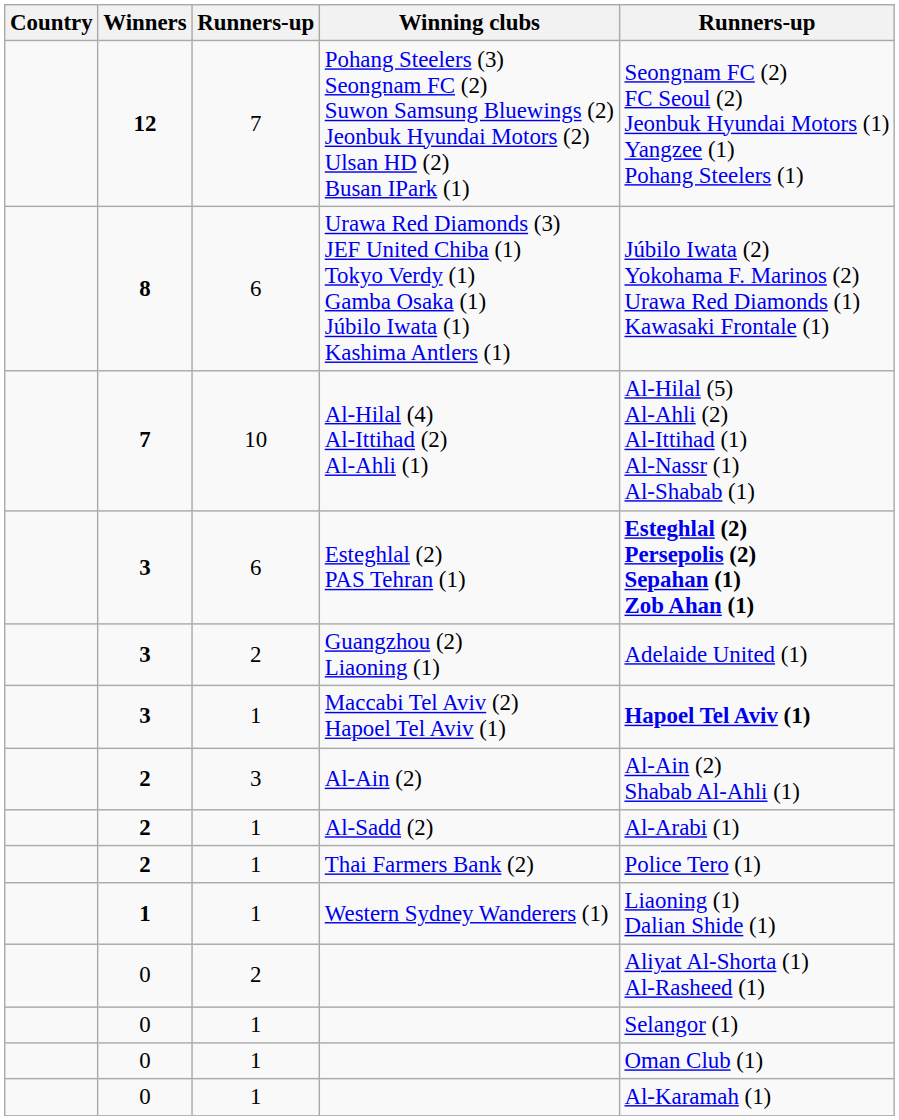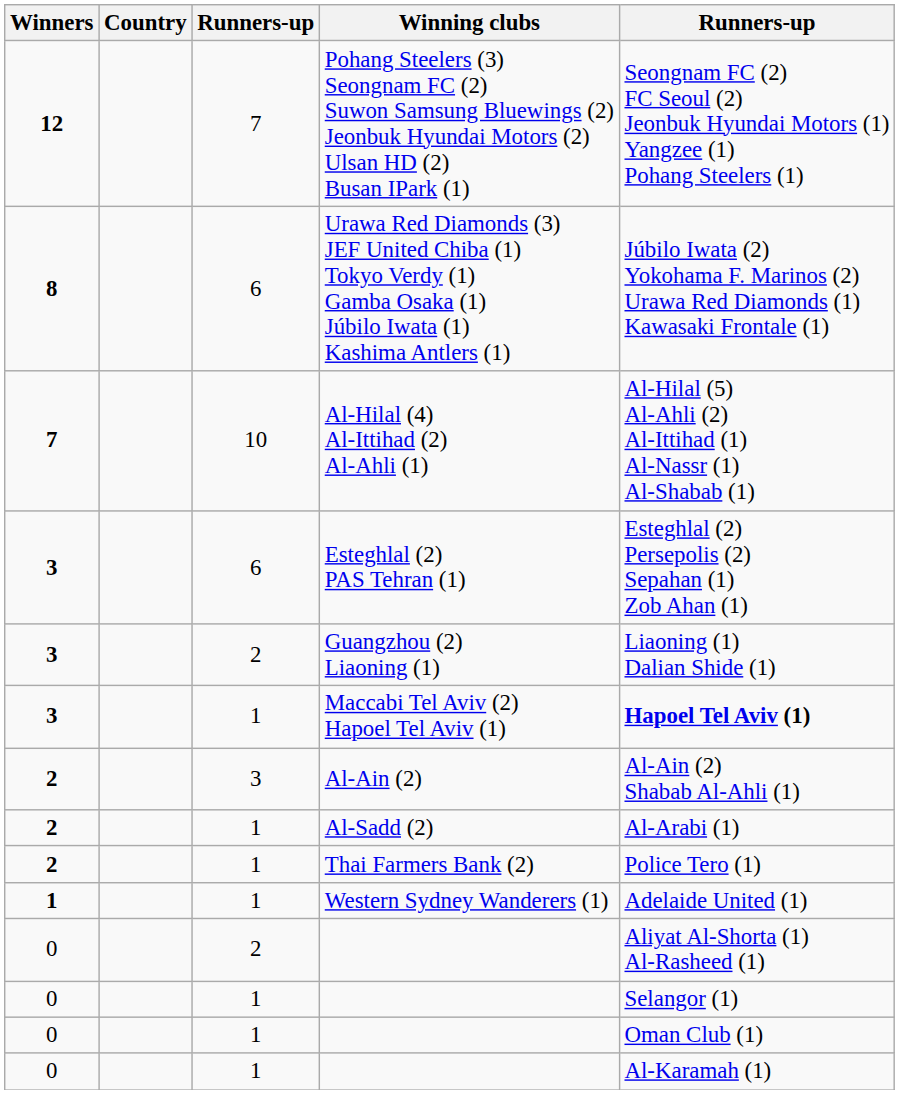columns swapped: (51, 22) <-> (145, 22)
(690, 566) bold -> (688, 566) normal
(716, 654) Adelaide United (1) -> (700, 654) Liaoning (1) Dalian Shide (1)
(700, 913) Liaoning (1) Dalian Shide (1) -> (716, 900) Adelaide United (1)
